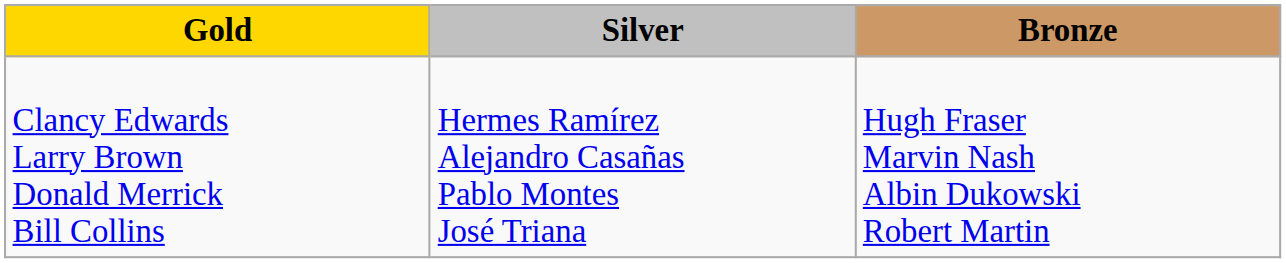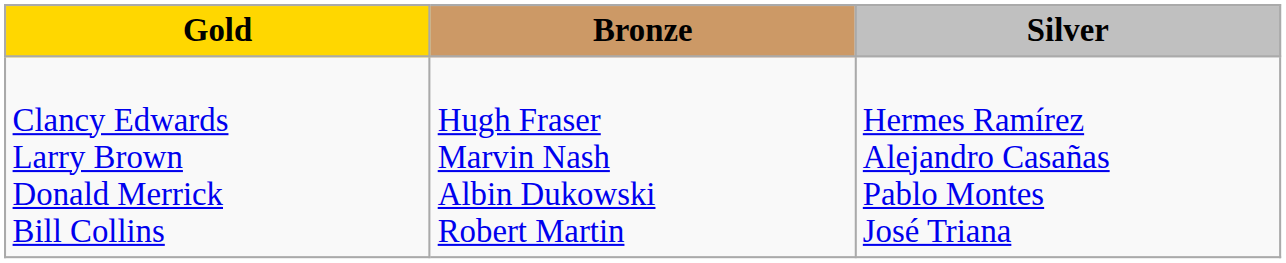columns swapped: (643, 30) <-> (1068, 30)
